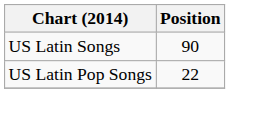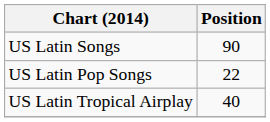+ row: (101, 102)
